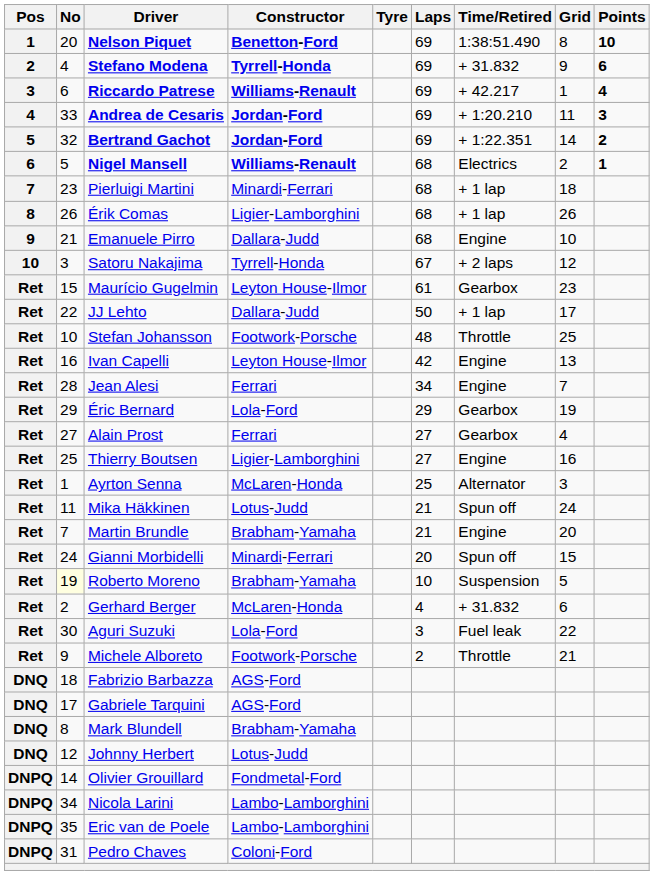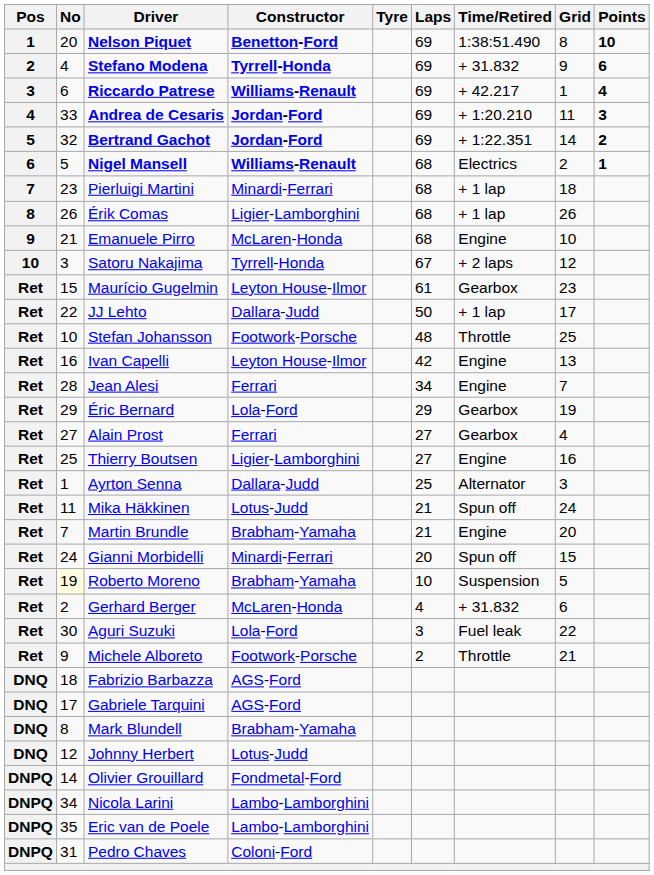(275, 238) Dallara-Judd -> (287, 238) McLaren-Honda
(287, 483) McLaren-Honda -> (275, 483) Dallara-Judd
